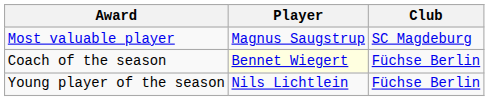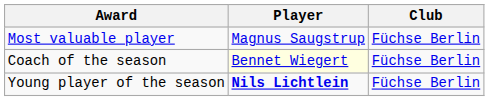(422, 39) SC Magdeburg -> (426, 39) Füchse Berlin
(290, 84) normal -> (290, 84) bold
